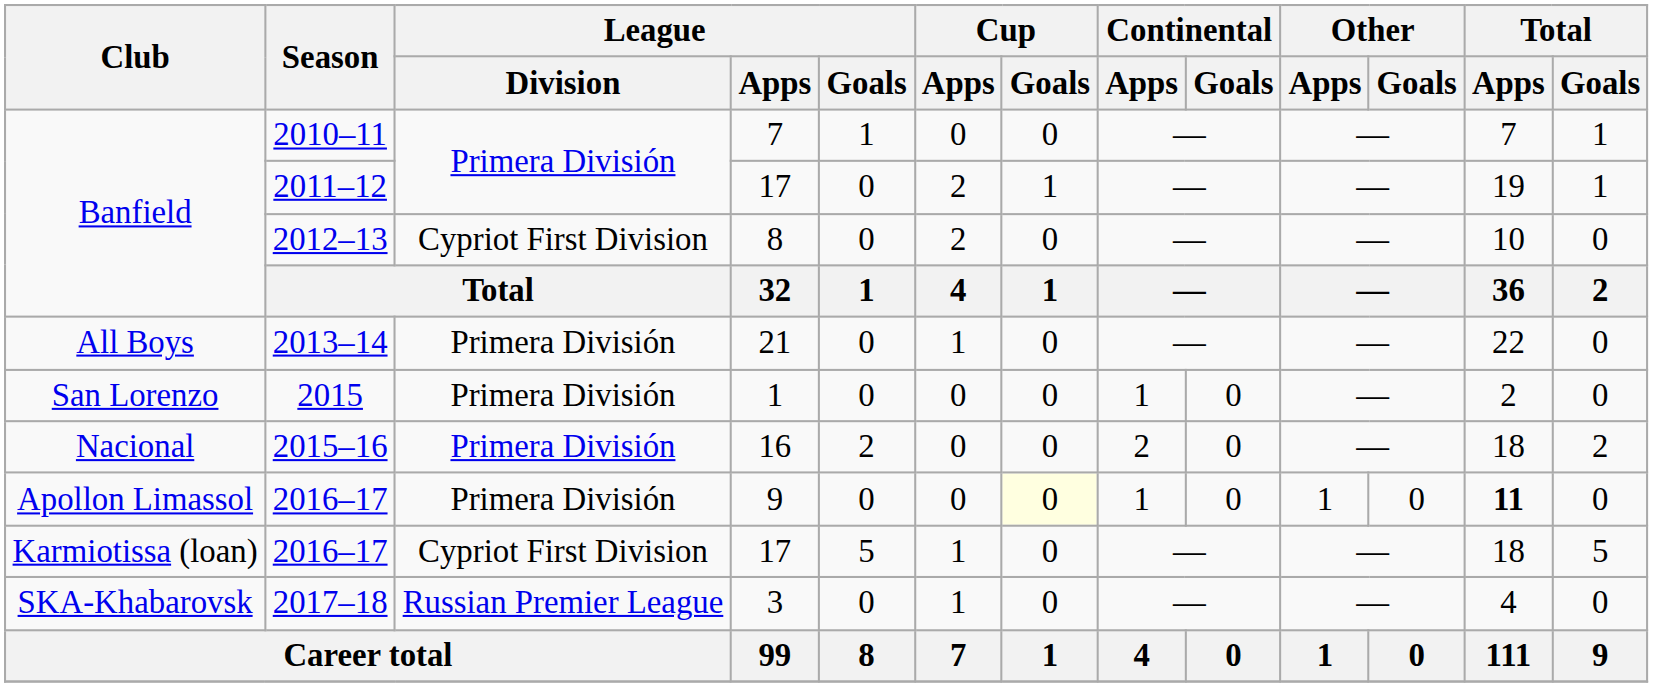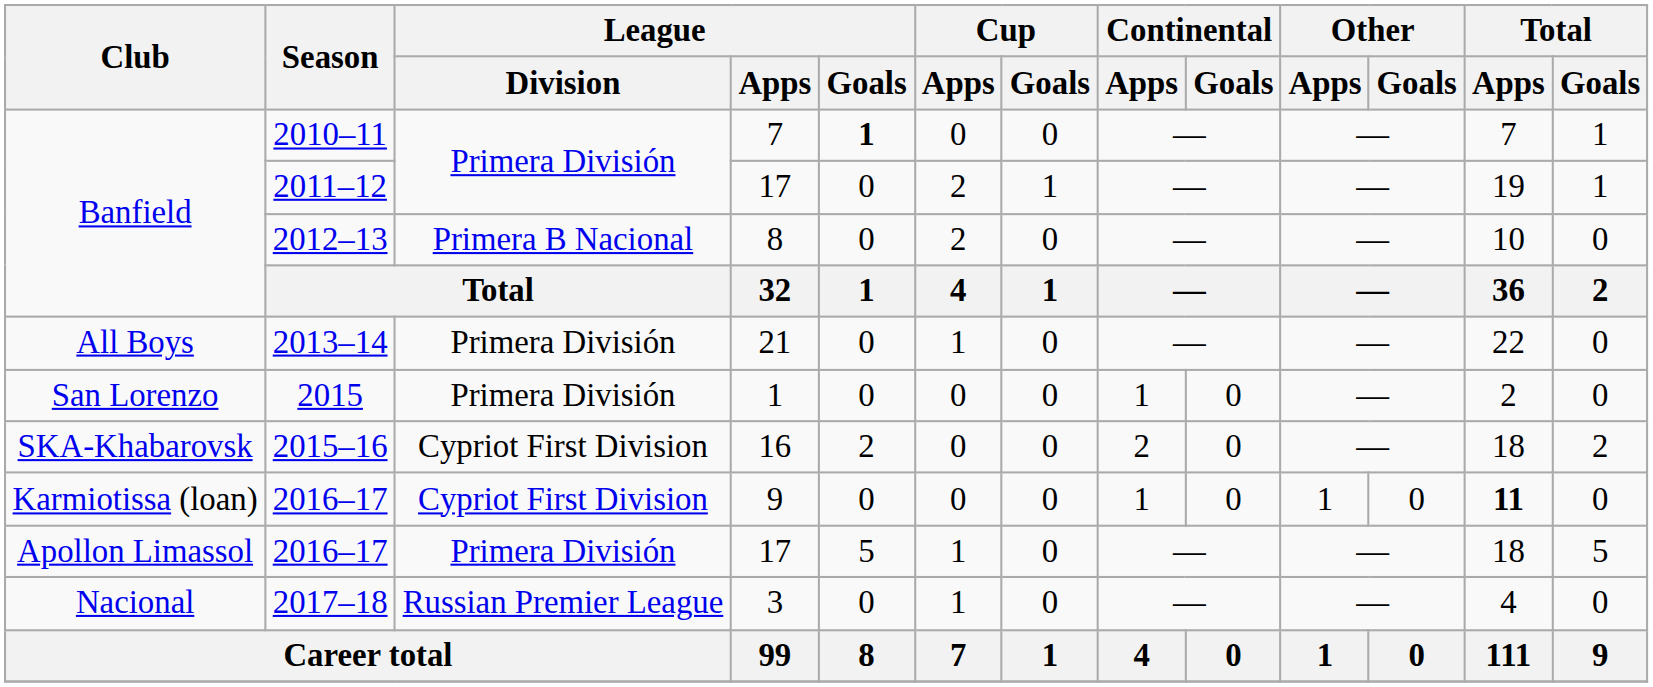(867, 134) normal -> (867, 134) bold
(563, 238) Cypriot First Division -> (563, 238) Primera B Nacional
(135, 446) Nacional -> (135, 446) SKA-Khabarovsk
(563, 446) Primera División -> (563, 446) Cypriot First Division
(135, 498) Apollon Limassol -> (135, 498) Karmiotissa (loan)
(563, 498) Primera División -> (563, 498) Cypriot First Division
(1050, 498) lightyellow background -> (1050, 498) no background
(135, 550) Karmiotissa (loan) -> (135, 550) Apollon Limassol
(563, 550) Cypriot First Division -> (563, 550) Primera División
(135, 602) SKA-Khabarovsk -> (135, 602) Nacional
